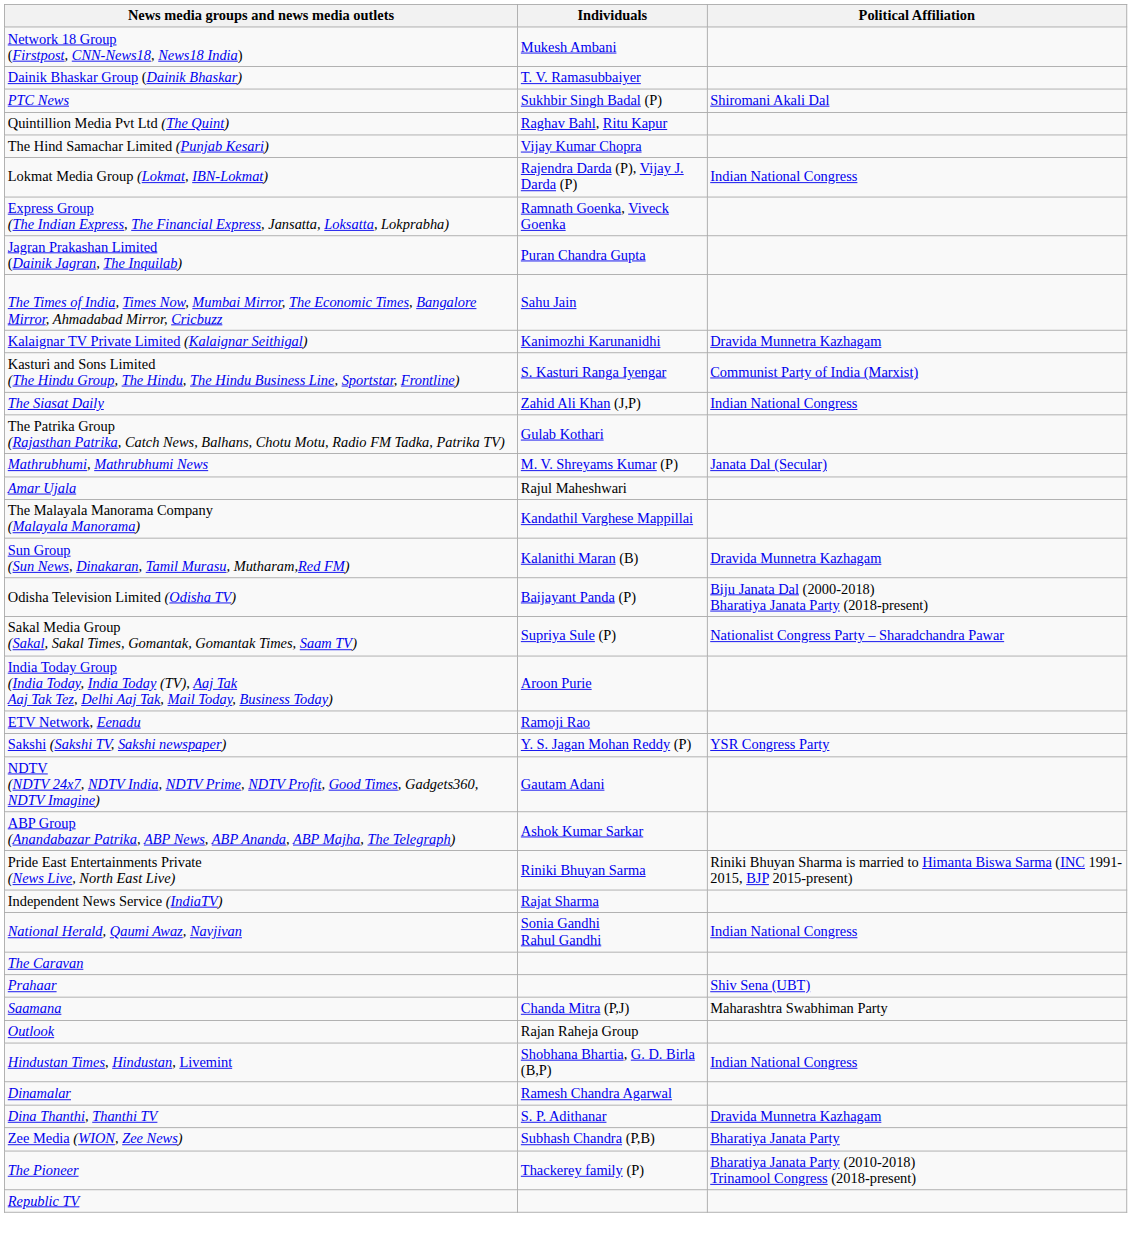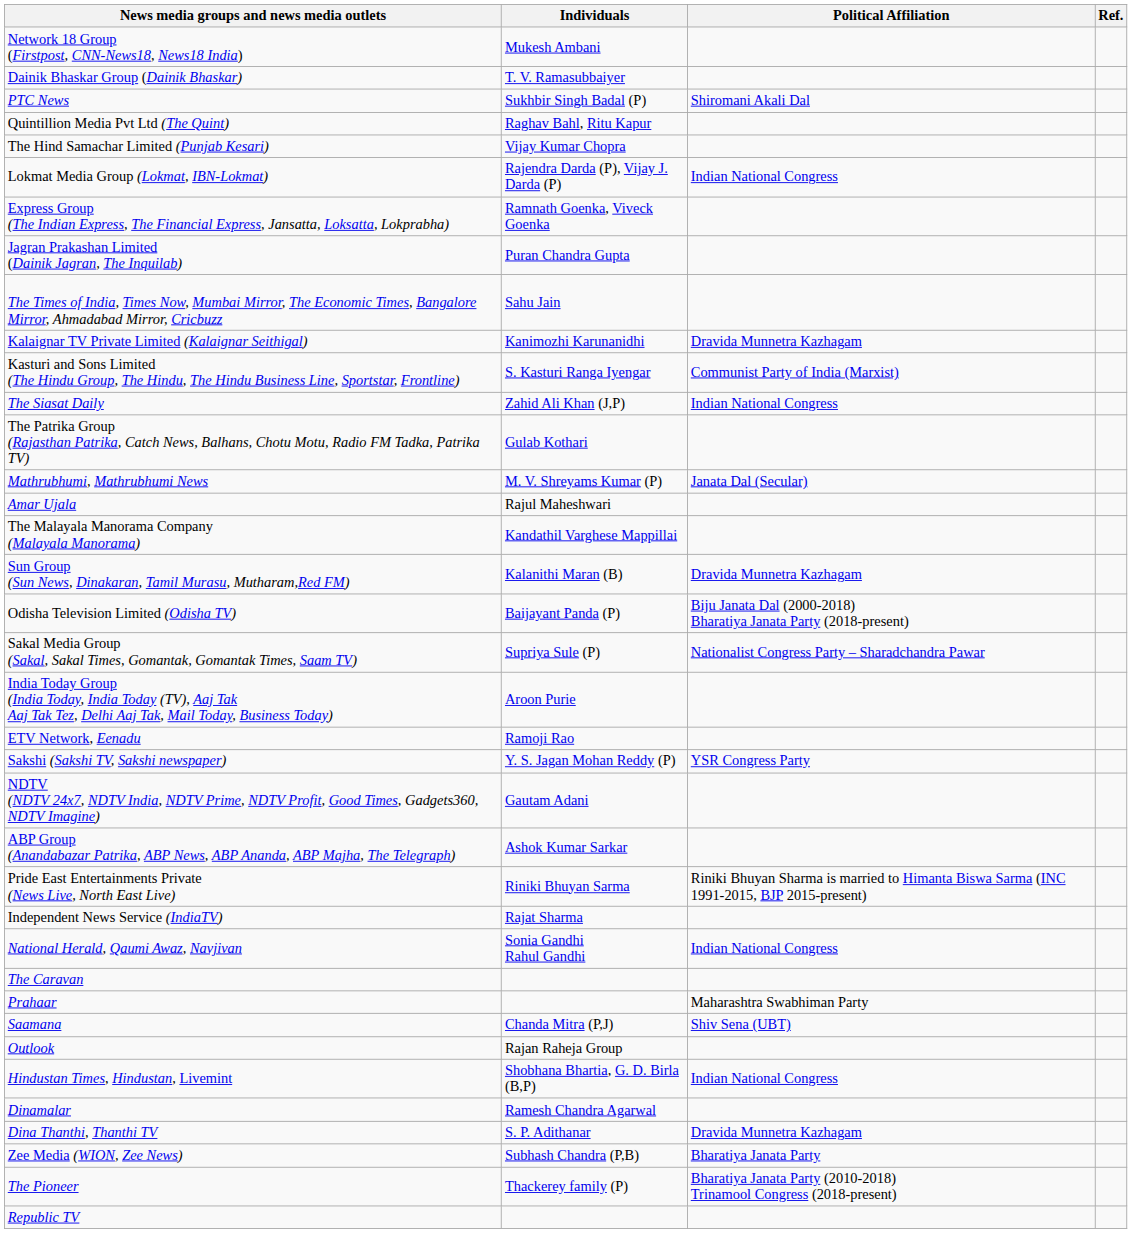+ column: (1111, 15)
(760, 986) Shiv Sena (UBT) -> (780, 1002) Maharashtra Swabhiman Party
(799, 1008) Maharashtra Swabhiman Party -> (741, 1025) Shiv Sena (UBT)
